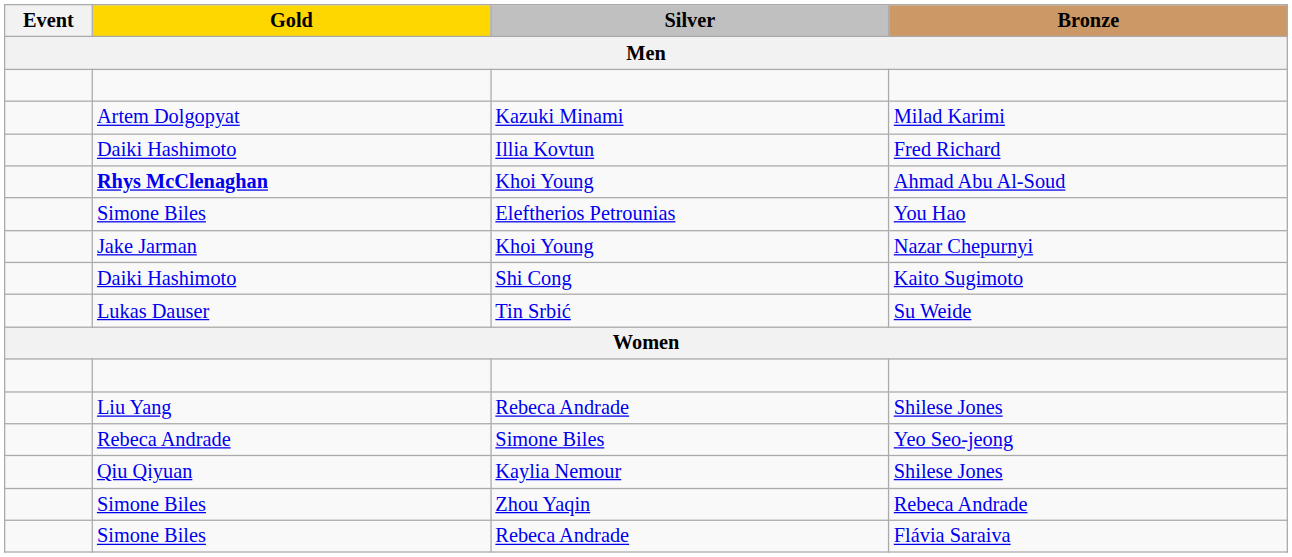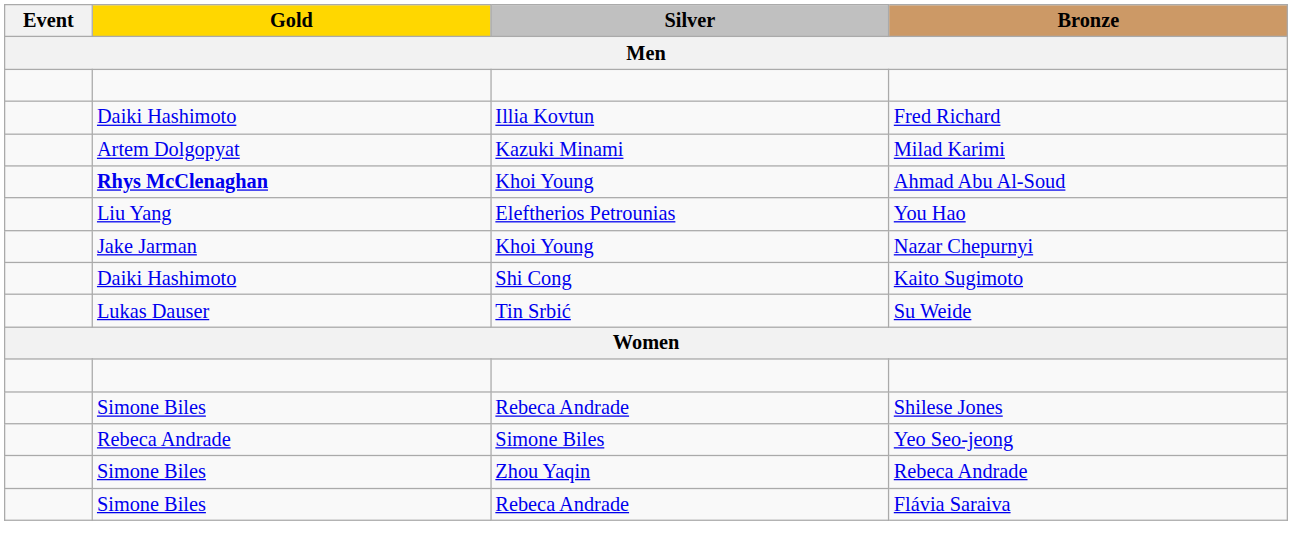rows swapped: (545, 149) <-> (559, 117)
(151, 213) Simone Biles -> (134, 213) Liu Yang
(134, 407) Liu Yang -> (151, 407) Simone Biles
- row: (558, 471)
